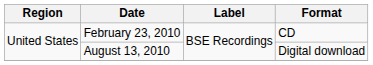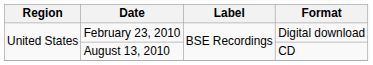(287, 32) CD -> (322, 32) Digital download
(322, 51) Digital download -> (287, 51) CD
